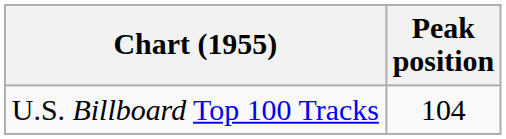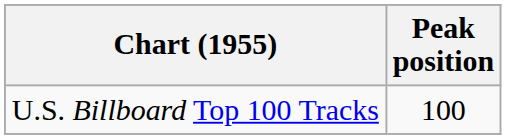(443, 109) 104 -> (443, 109) 100
